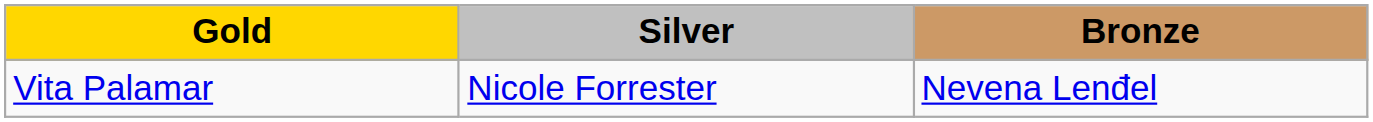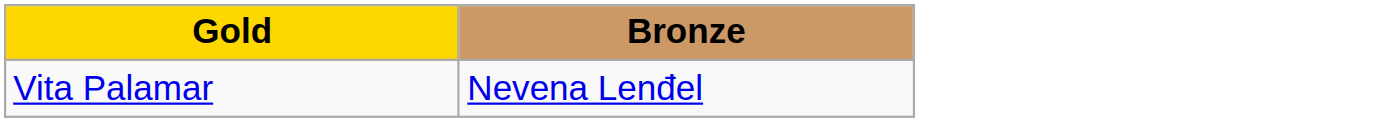- column: (686, 32)
